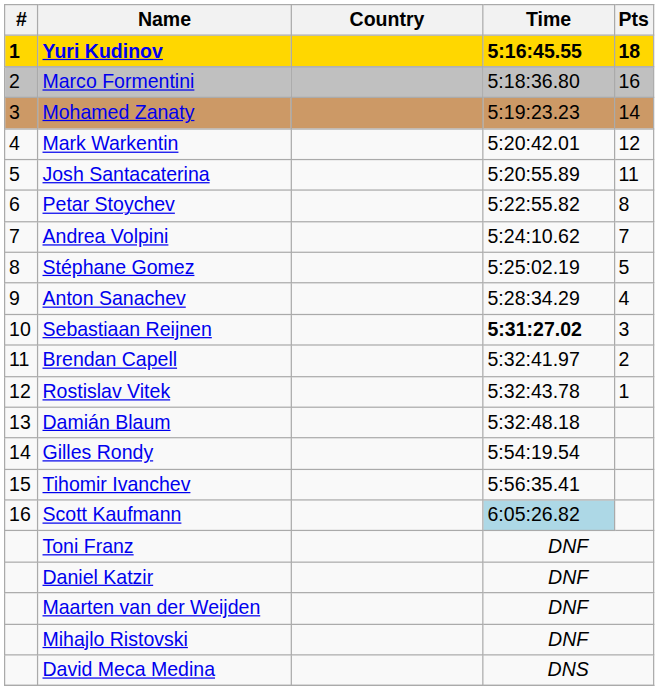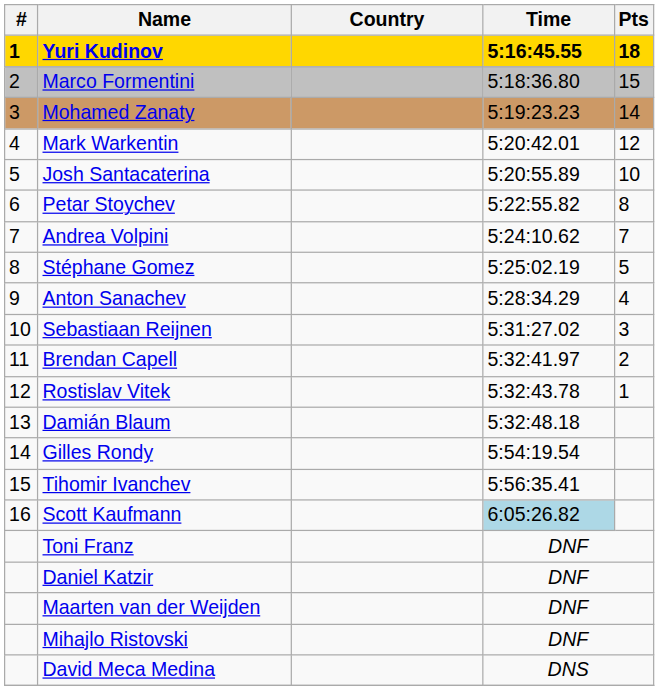(629, 81) 16 -> (629, 81) 15
(629, 174) 11 -> (629, 174) 10
(535, 329) bold -> (534, 329) normal
